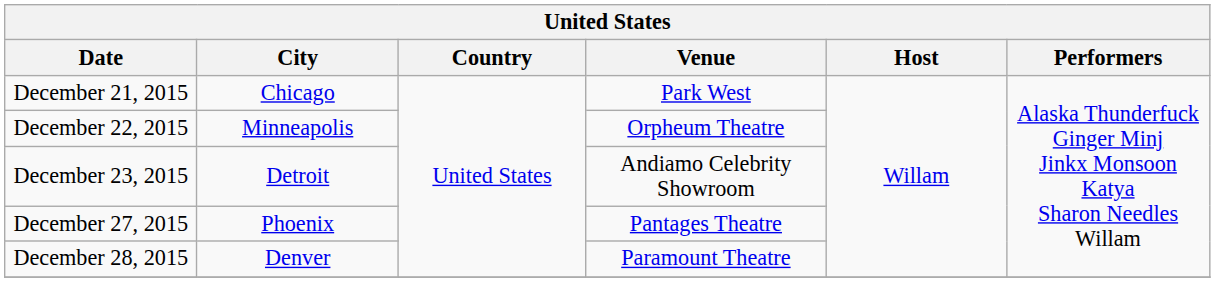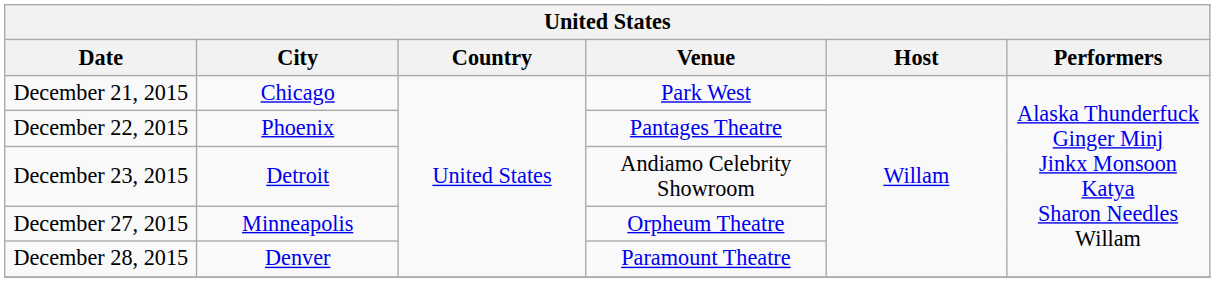(298, 127) Minneapolis -> (298, 127) Phoenix
(706, 127) Orpheum Theatre -> (706, 127) Pantages Theatre
(298, 223) Phoenix -> (298, 223) Minneapolis
(706, 223) Pantages Theatre -> (706, 223) Orpheum Theatre
